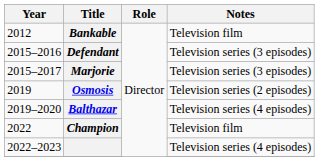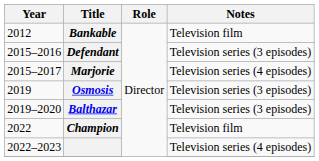(240, 71) Television series (3 episodes) -> (240, 71) Television series (4 episodes)
(240, 90) Television series (2 episodes) -> (240, 90) Television series (3 episodes)
(240, 109) Television series (4 episodes) -> (240, 109) Television series (3 episodes)
